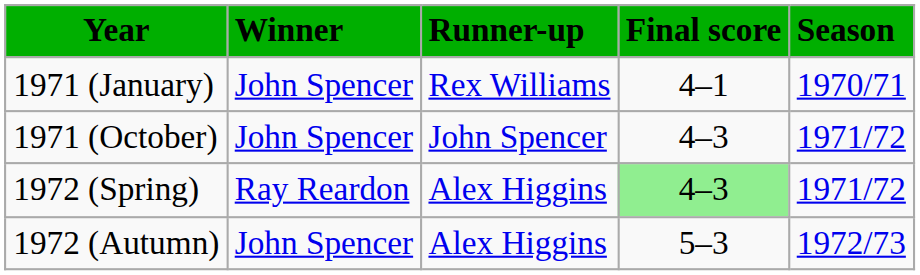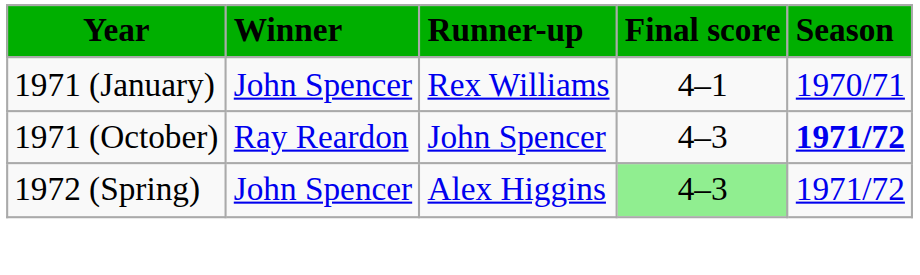(324, 136) John Spencer -> (321, 136) Ray Reardon
(851, 136) normal -> (850, 136) bold
(322, 189) Ray Reardon -> (323, 189) John Spencer
- row: (116, 242)
